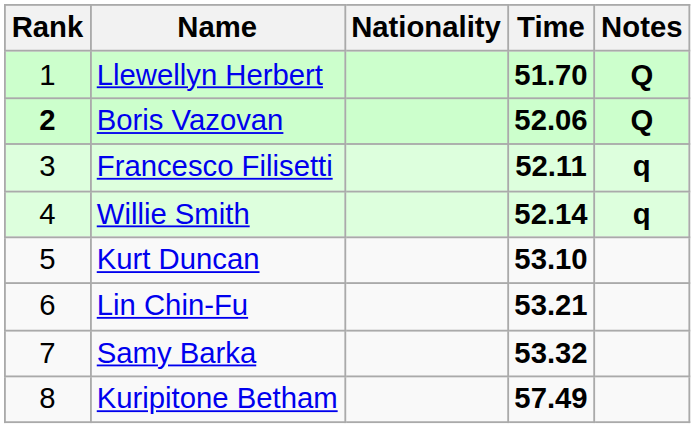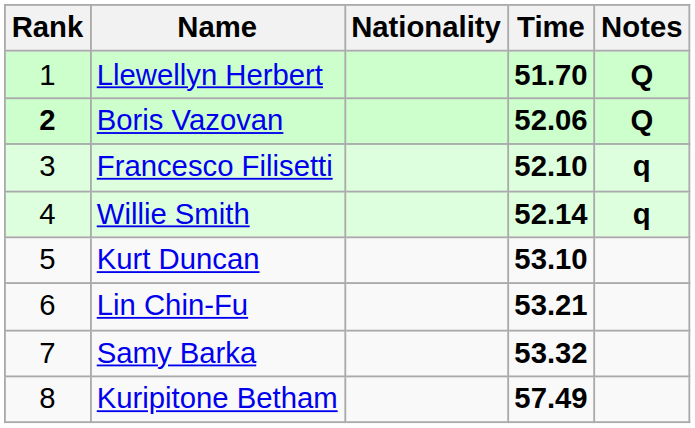(551, 167) 52.11 -> (551, 167) 52.10
